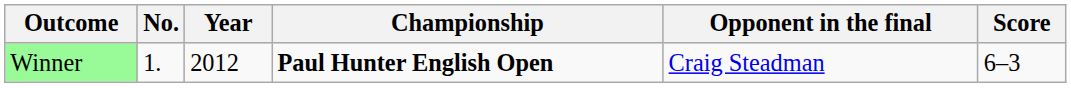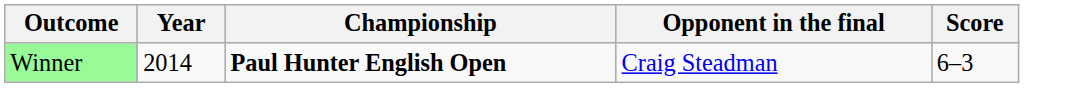- column: (161, 23)
(215, 62) 2012 -> (167, 62) 2014
